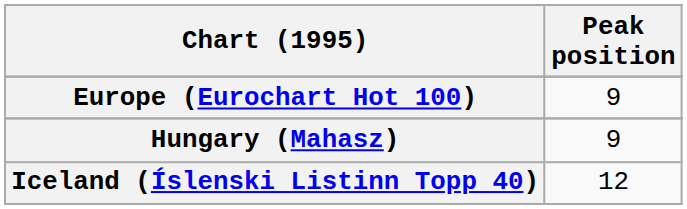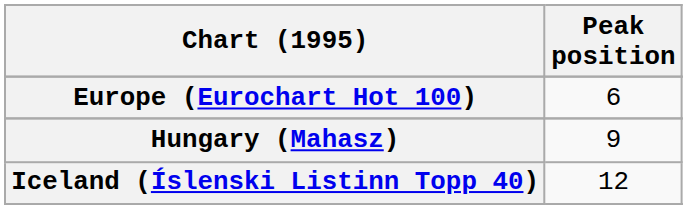(613, 98) 9 -> (613, 98) 6
